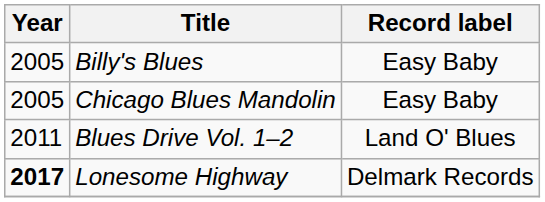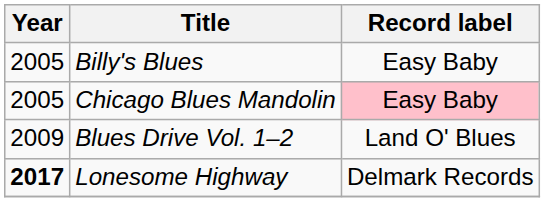(440, 100) no background -> (440, 100) pink background
(36, 138) 2011 -> (37, 138) 2009
